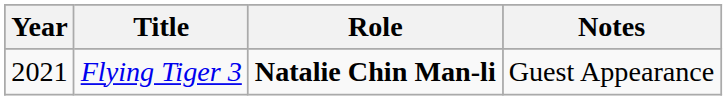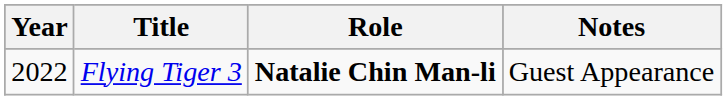(40, 71) 2021 -> (40, 71) 2022
